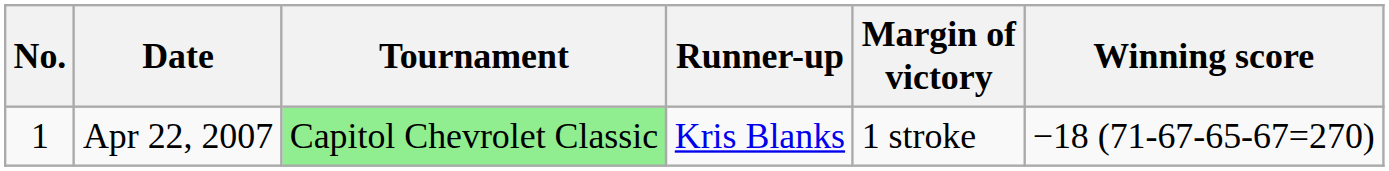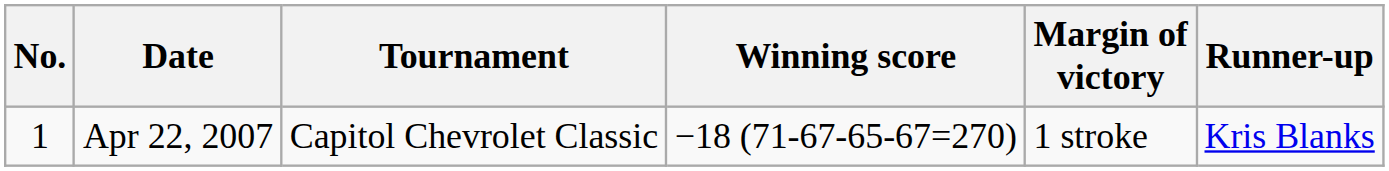columns swapped: (1204, 55) <-> (760, 55)
(474, 135) lightgreen background -> (474, 135) no background
